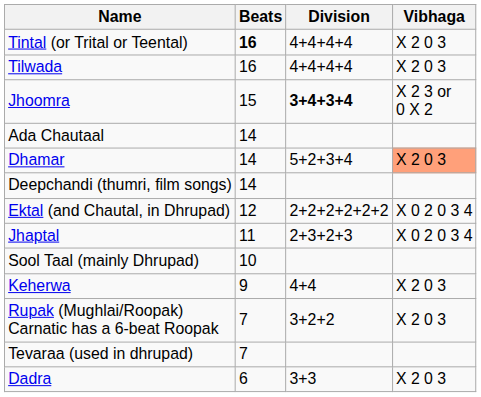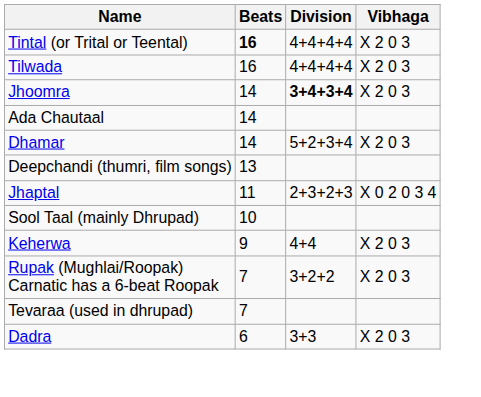(248, 101) 15 -> (248, 92) 14
(424, 101) X 2 3 or 0 X 2 -> (385, 92) X 2 0 3
(421, 160) lightsalmon background -> (385, 142) no background
(248, 185) 14 -> (248, 167) 13
- row: (119, 210)
